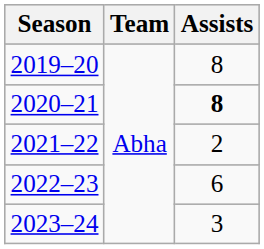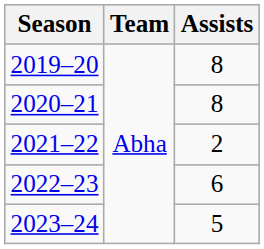(217, 104) bold -> (217, 104) normal
(217, 223) 3 -> (217, 223) 5
